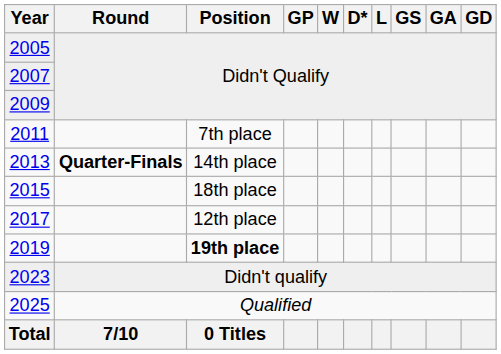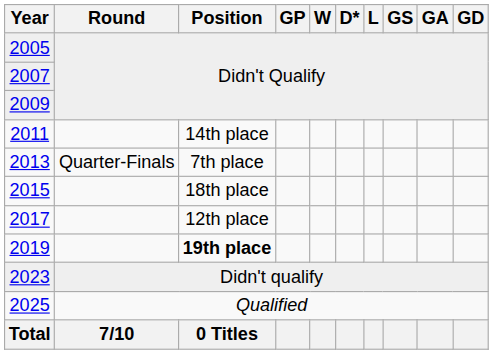(235, 133) 7th place -> (227, 133) 14th place
(121, 162) bold -> (117, 162) normal
(235, 162) 14th place -> (227, 162) 7th place
